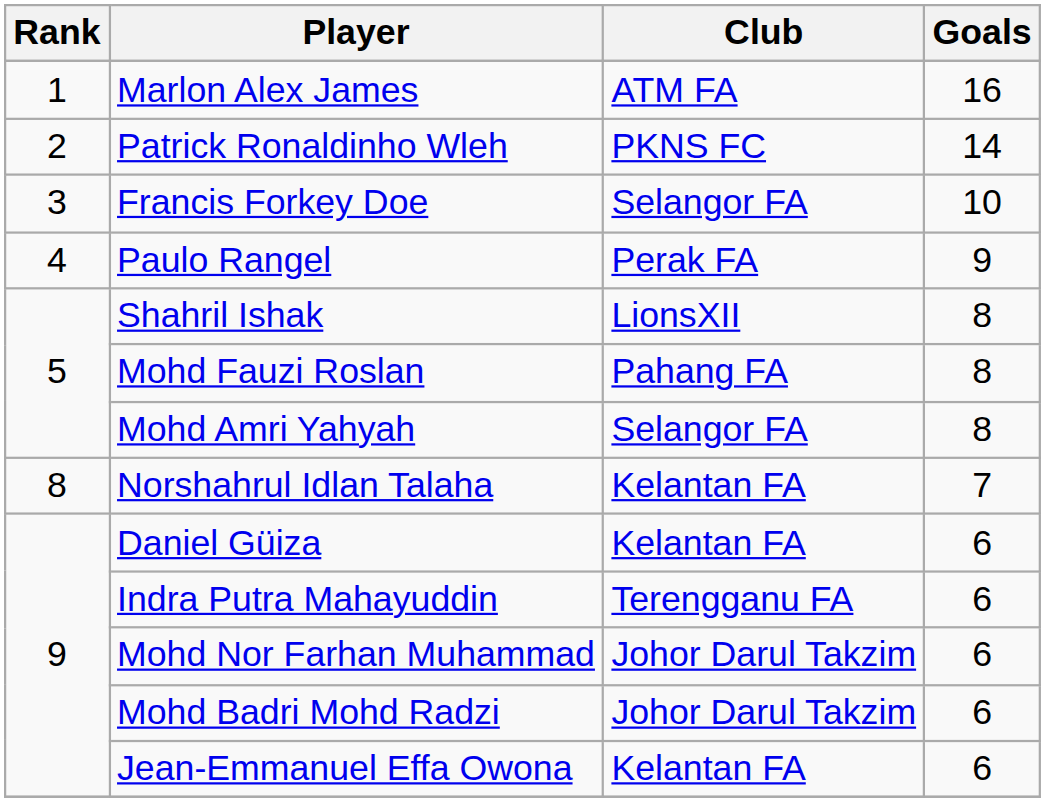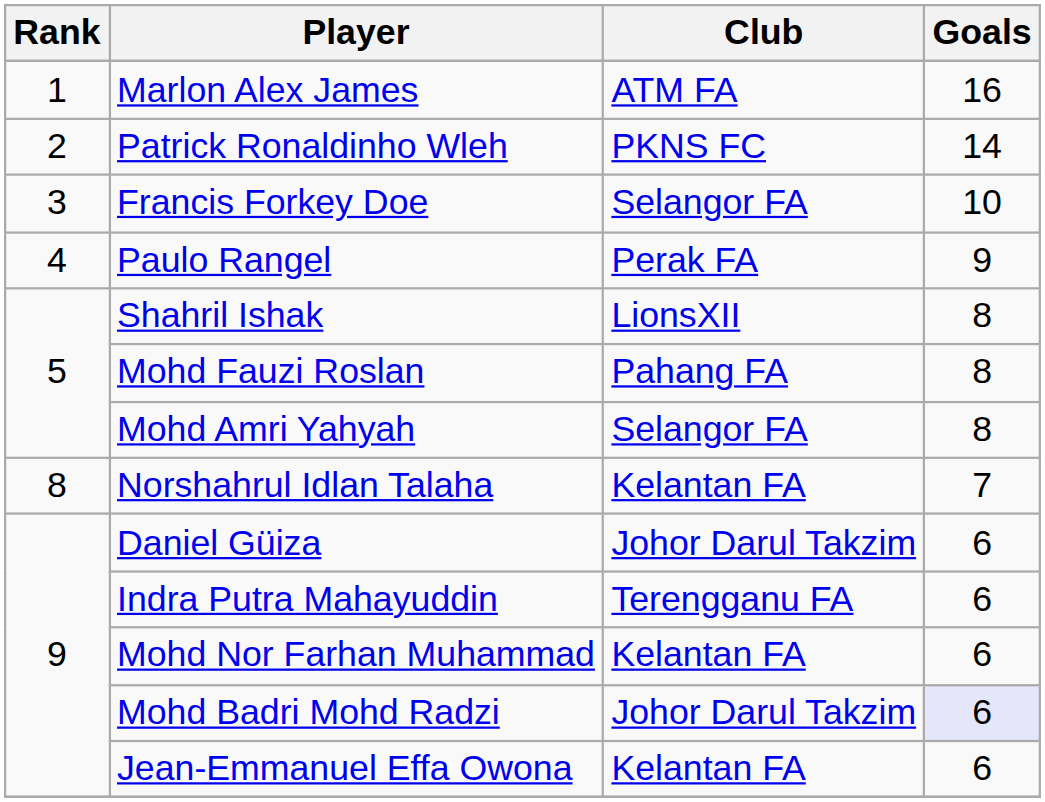(709, 542) Kelantan FA -> (764, 542) Johor Darul Takzim
(764, 655) Johor Darul Takzim -> (709, 655) Kelantan FA
(982, 711) no background -> (982, 711) lavender background
